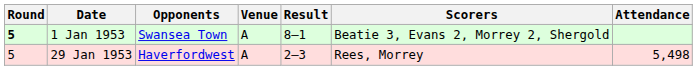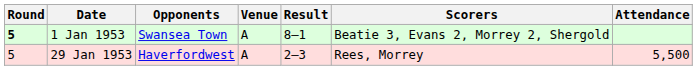(671, 55) 5,498 -> (671, 55) 5,500
